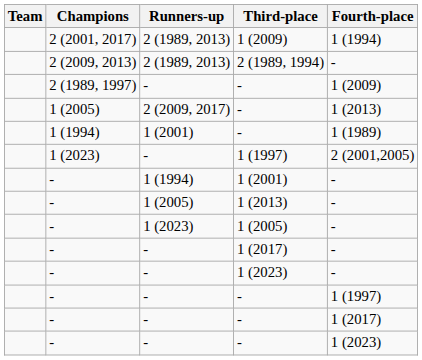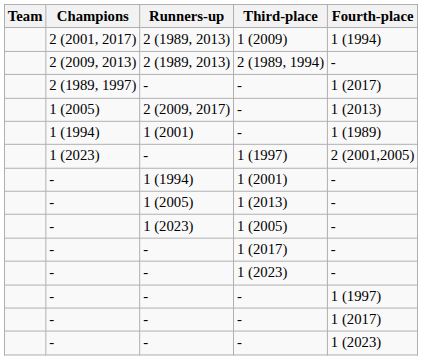(356, 86) 1 (2009) -> (356, 86) 1 (2017)
